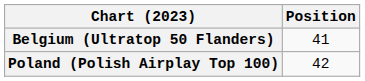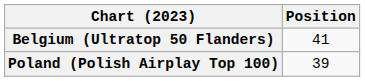(321, 64) 42 -> (321, 64) 39
